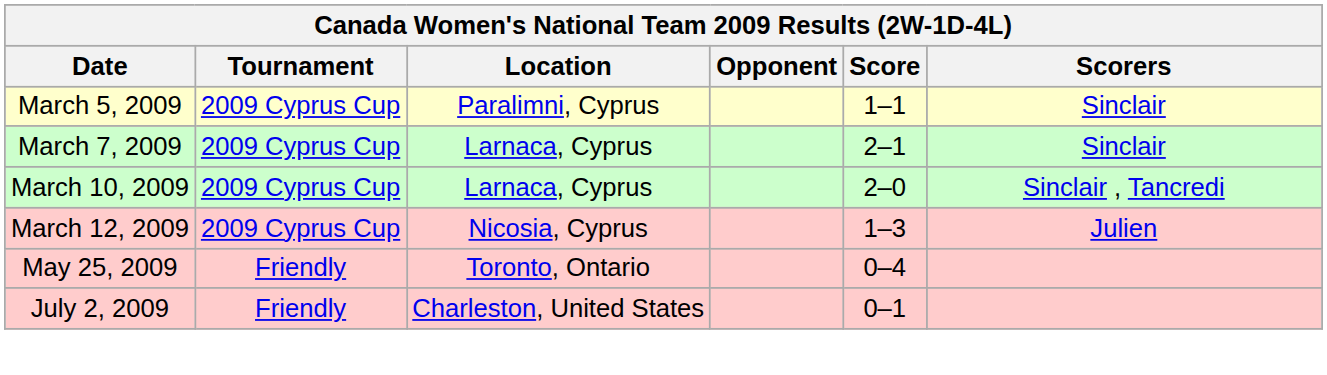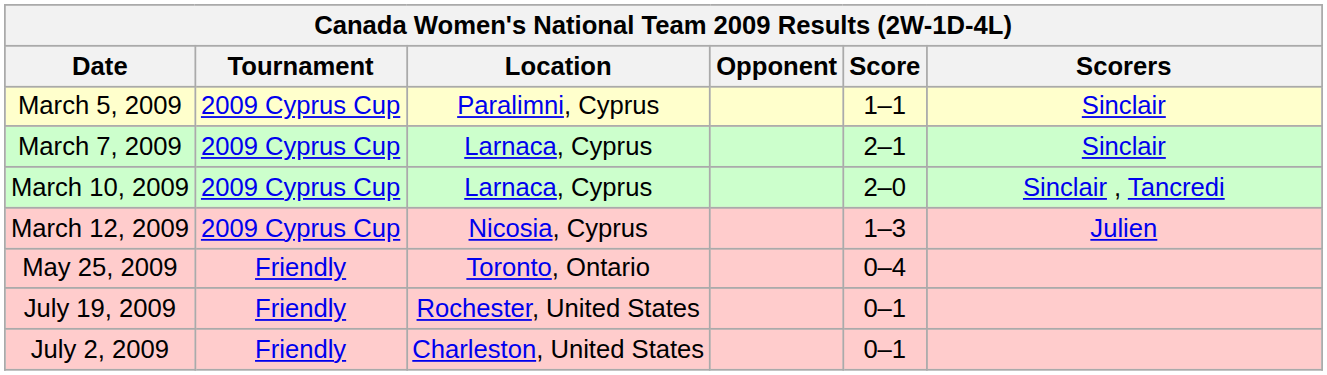+ row: (100, 309)
